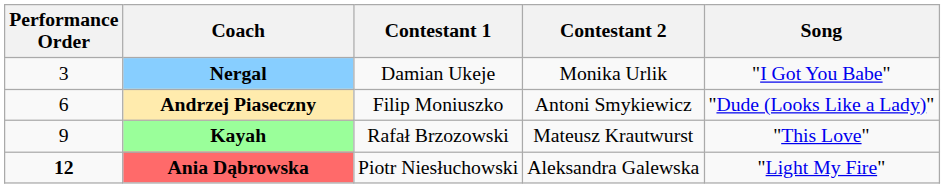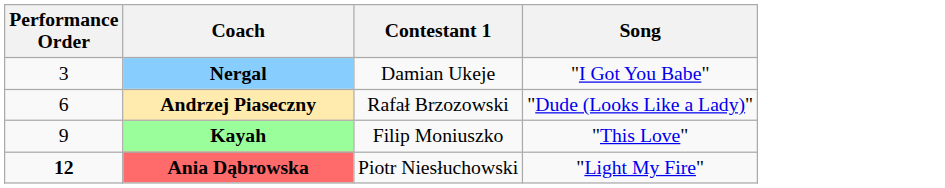- column: (613, 31)
(438, 104) Filip Moniuszko -> (438, 104) Rafał Brzozowski
(438, 135) Rafał Brzozowski -> (438, 135) Filip Moniuszko
